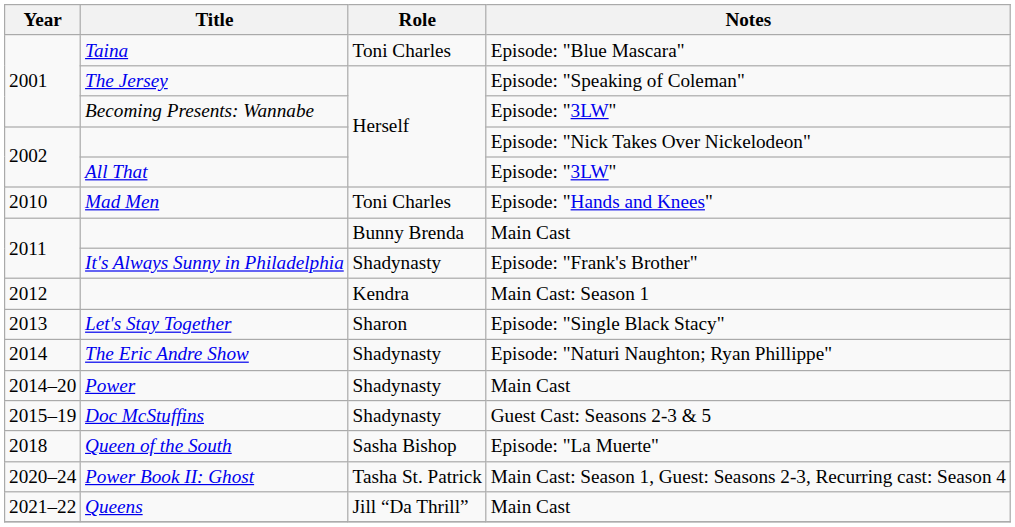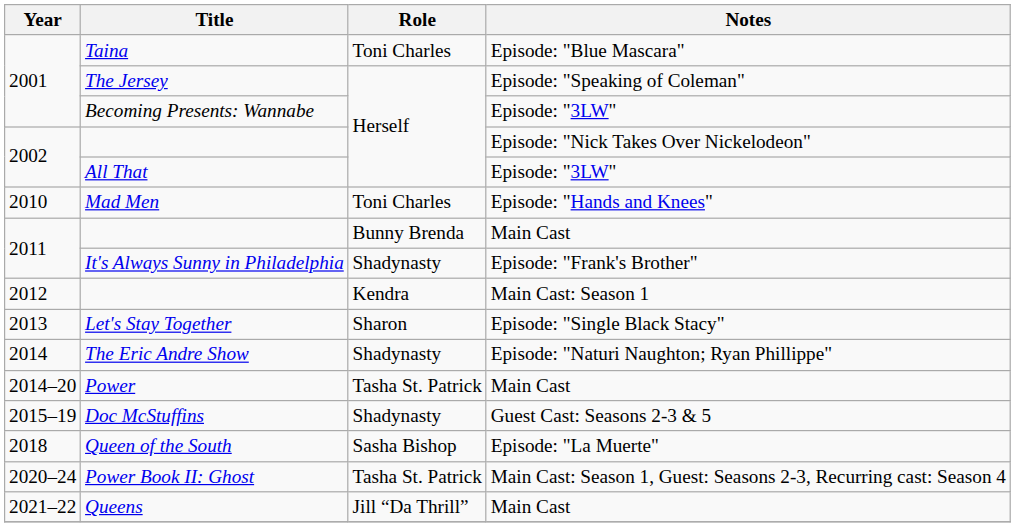(397, 385) Shadynasty -> (417, 385) Tasha St. Patrick
